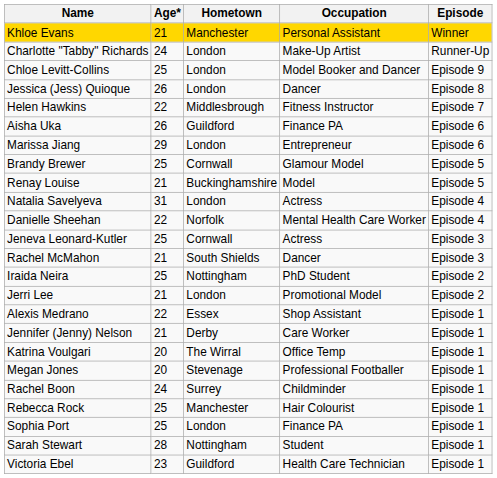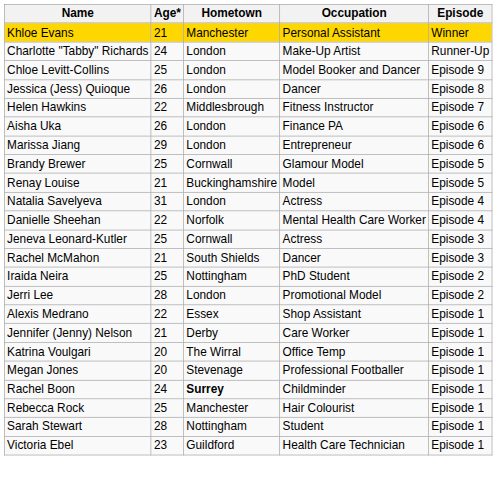(210, 126) Guildford -> (206, 126) London
(160, 295) 21 -> (160, 295) 28
(204, 389) normal -> (205, 389) bold
- row: (38, 426)
